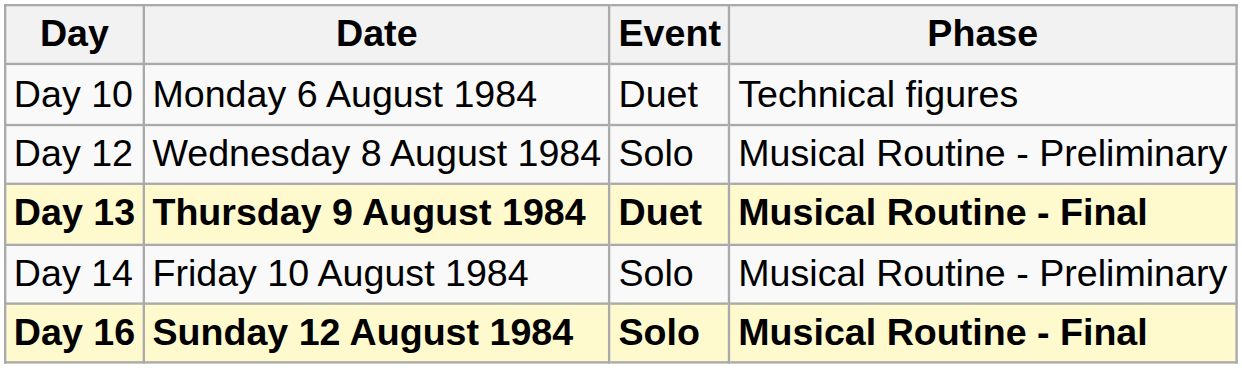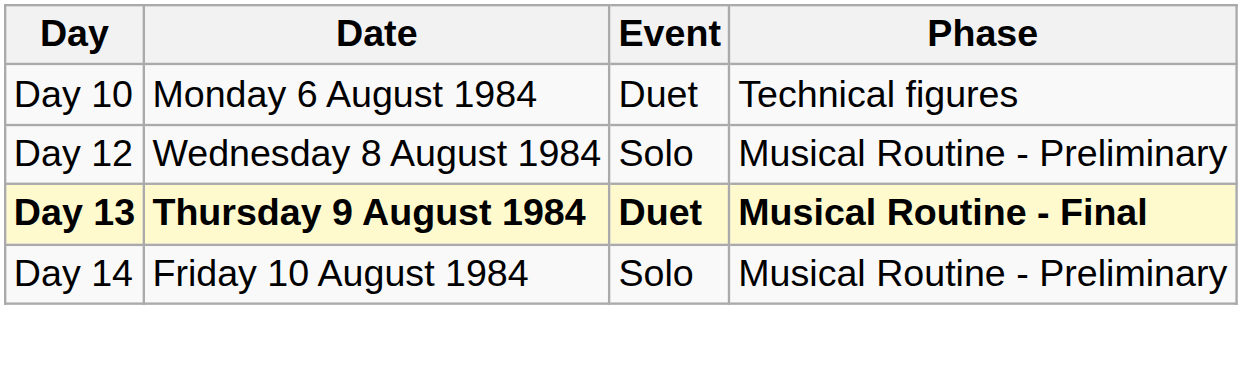- row: (74, 332)
